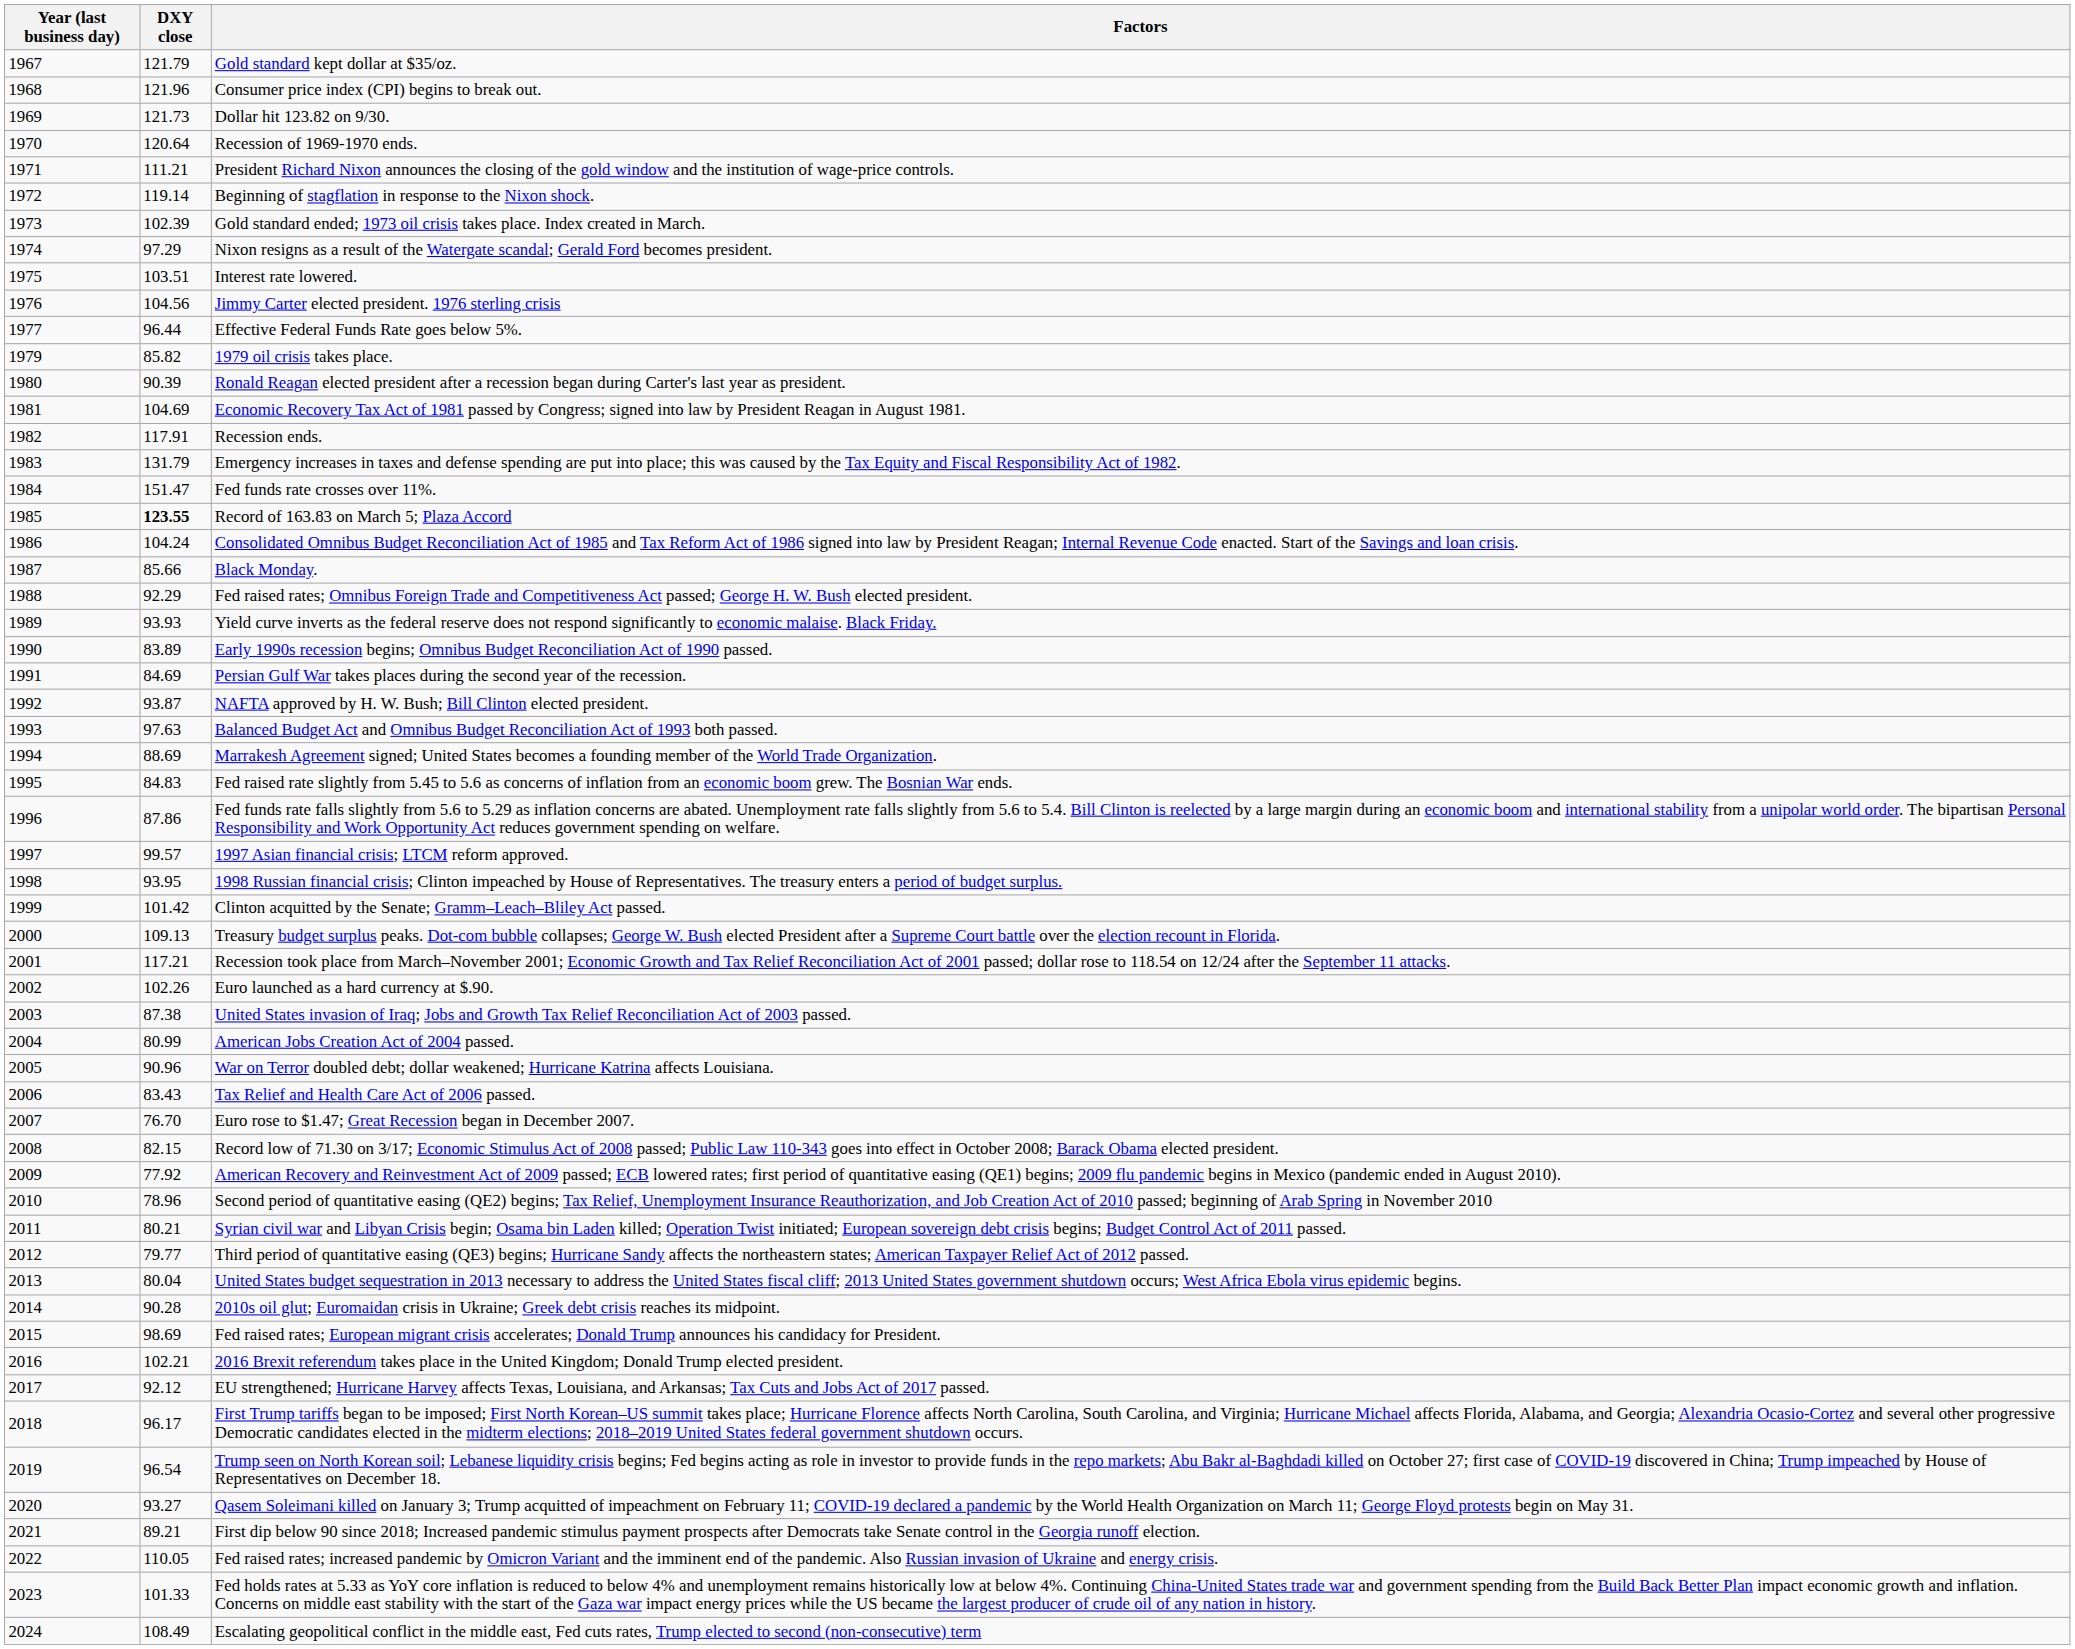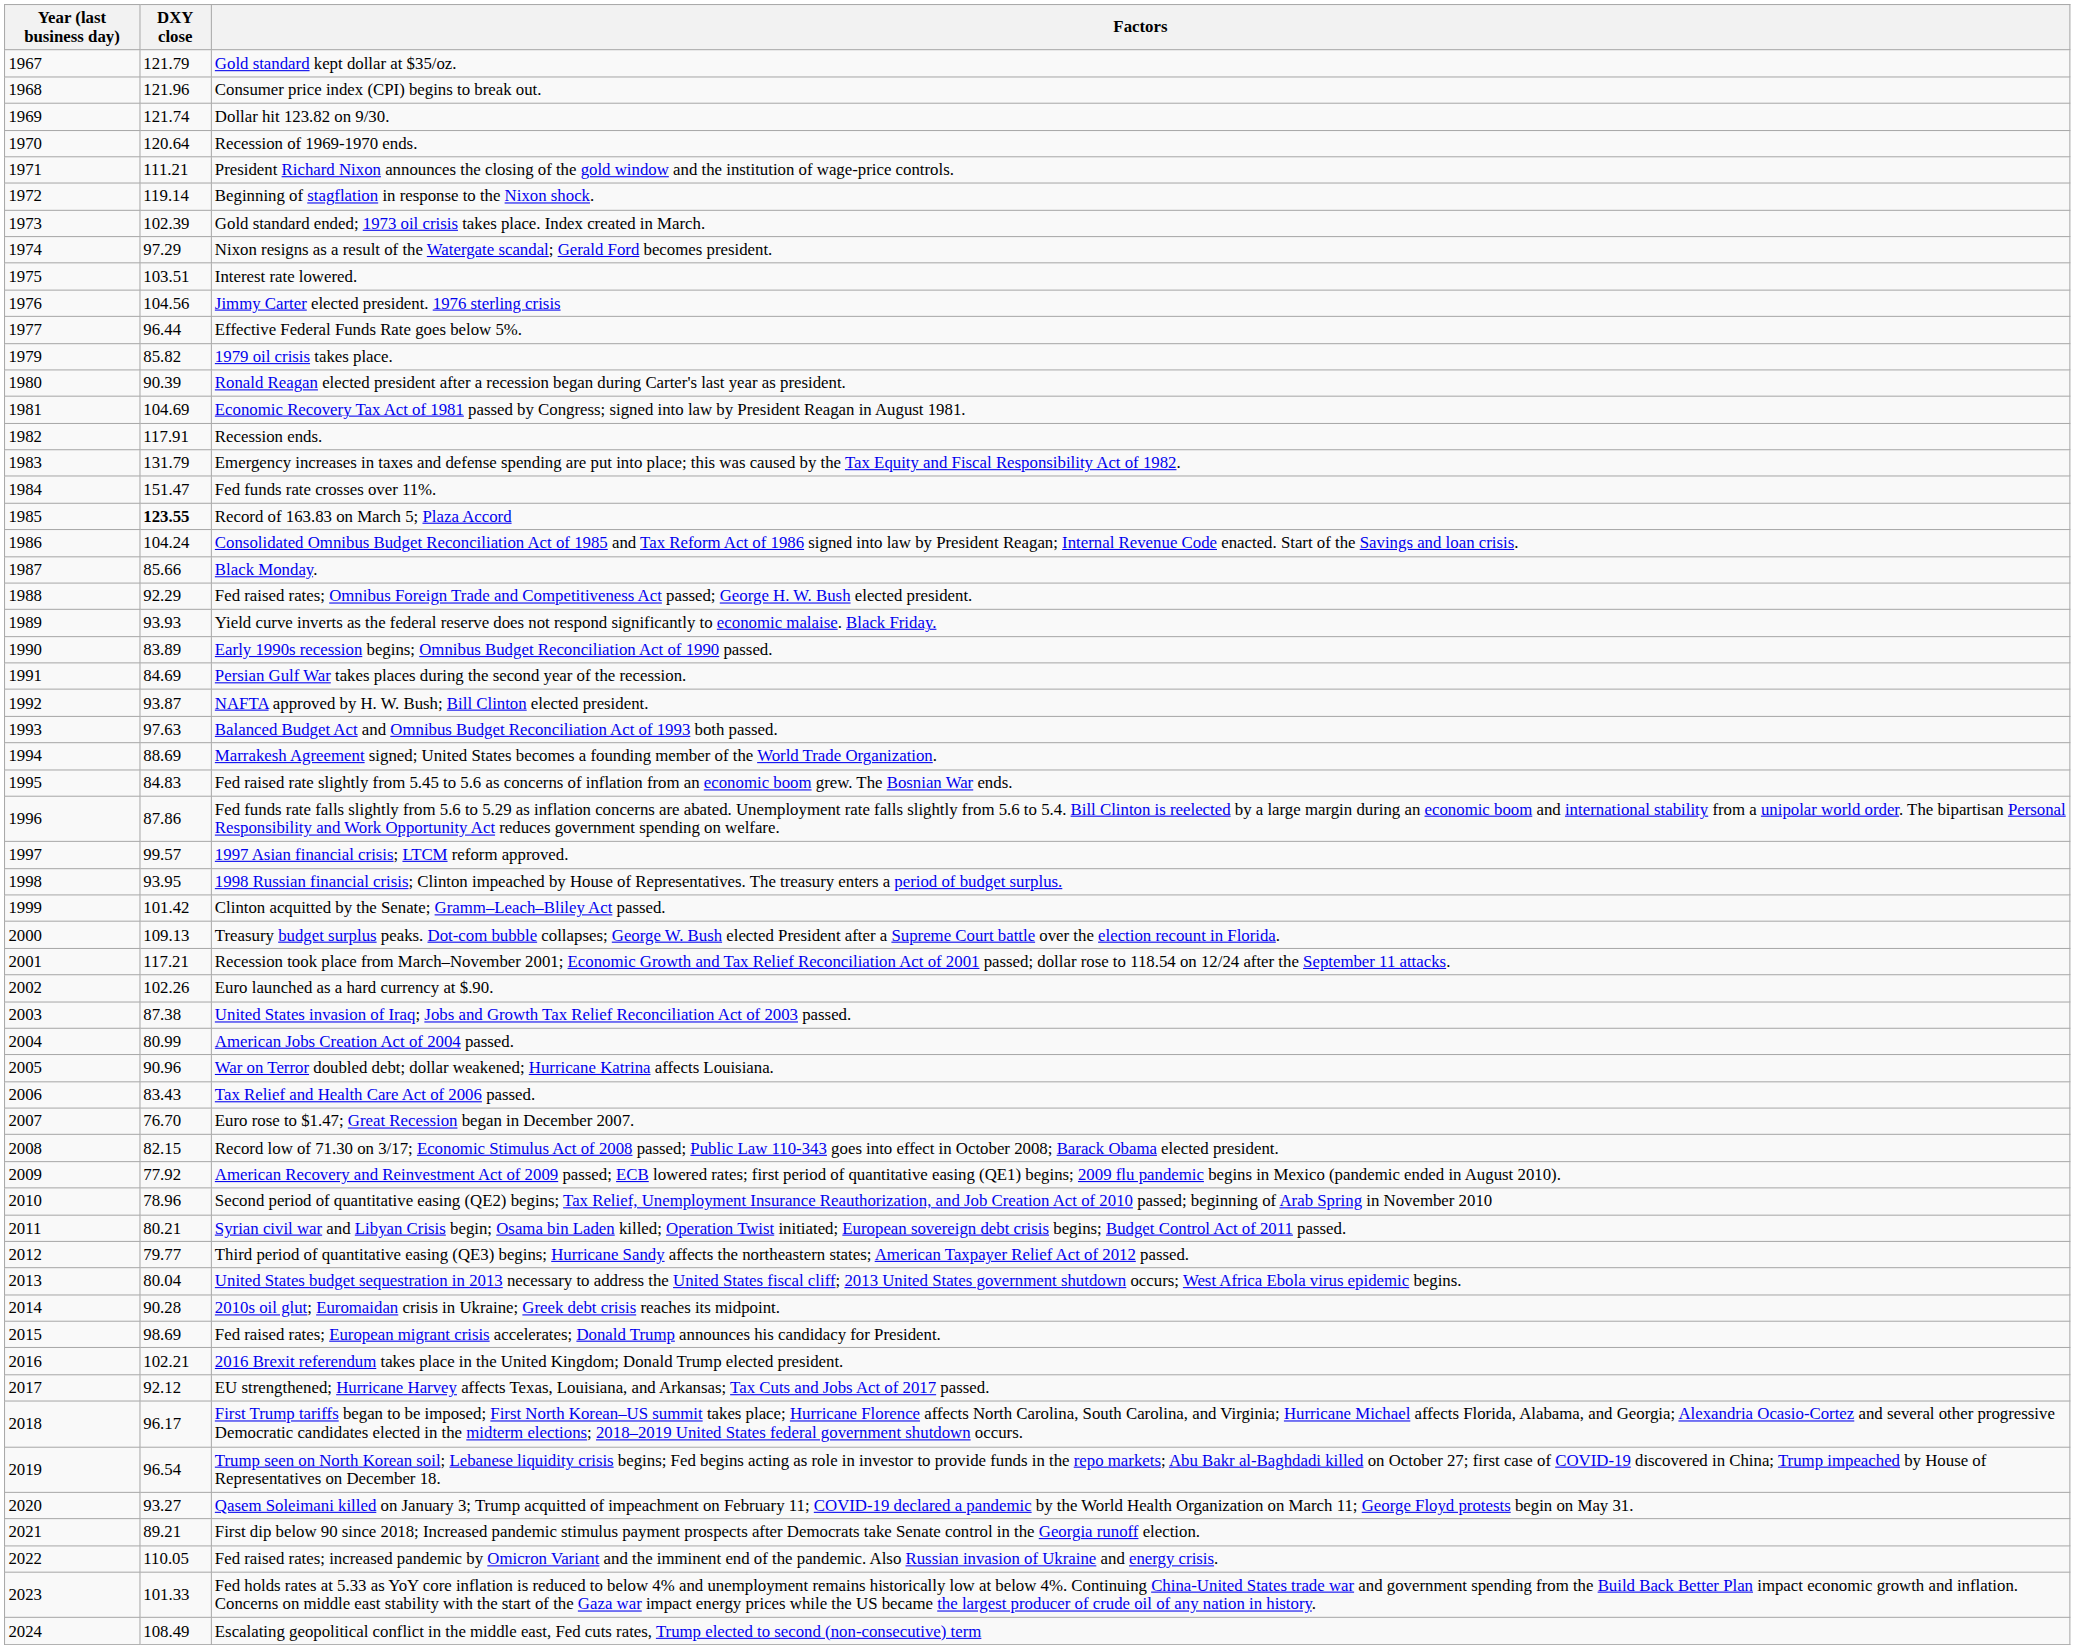(166, 116) 121.73 -> (166, 116) 121.74
